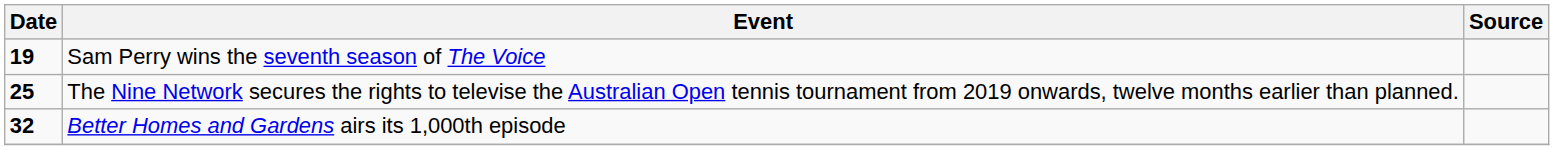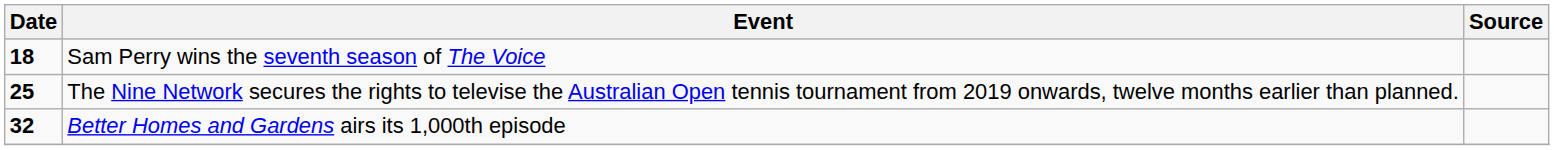(22, 56) 19 -> (22, 56) 18
